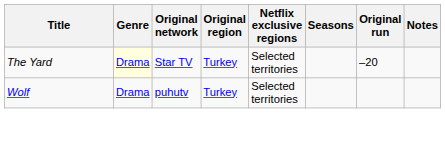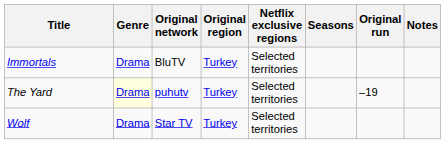+ row: (32, 62)
(174, 62) Star TV -> (172, 93) puhutv
(368, 62) –20 -> (368, 93) –19
(172, 93) puhutv -> (174, 123) Star TV
